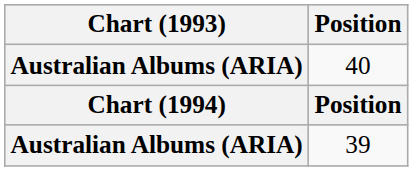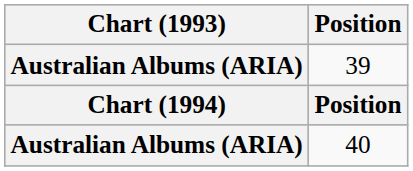rows swapped: (358, 64) <-> (358, 144)
